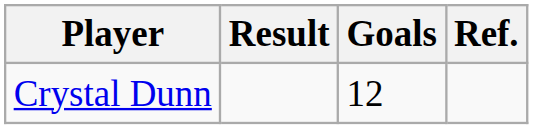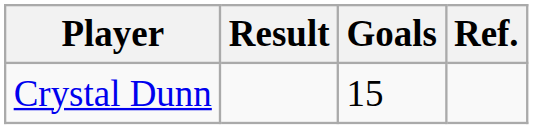(365, 92) 12 -> (365, 92) 15
